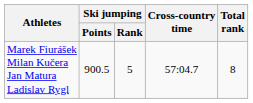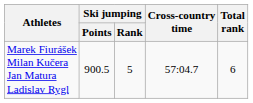(233, 70) 8 -> (233, 70) 6
